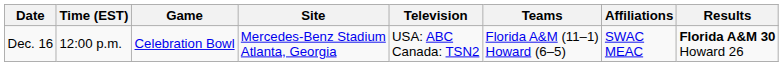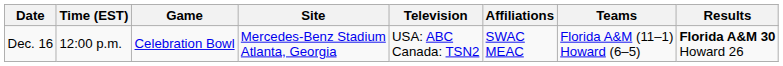columns swapped: (542, 15) <-> (639, 15)
